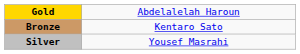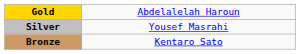rows swapped: (43, 42) <-> (43, 27)
